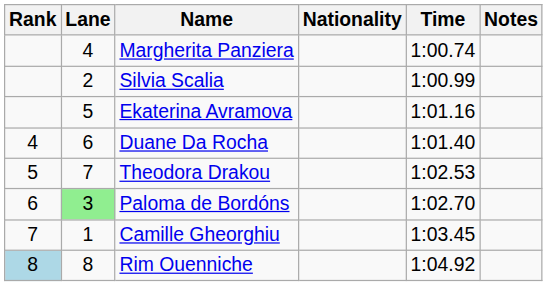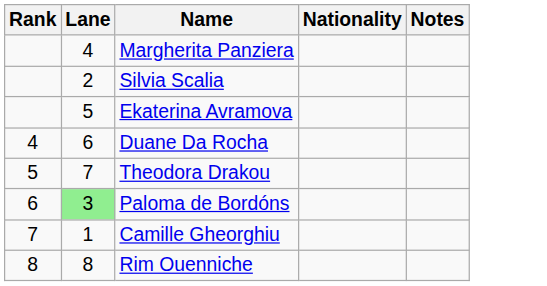- column: (443, 19)
(33, 265) lightblue background -> (33, 265) no background
